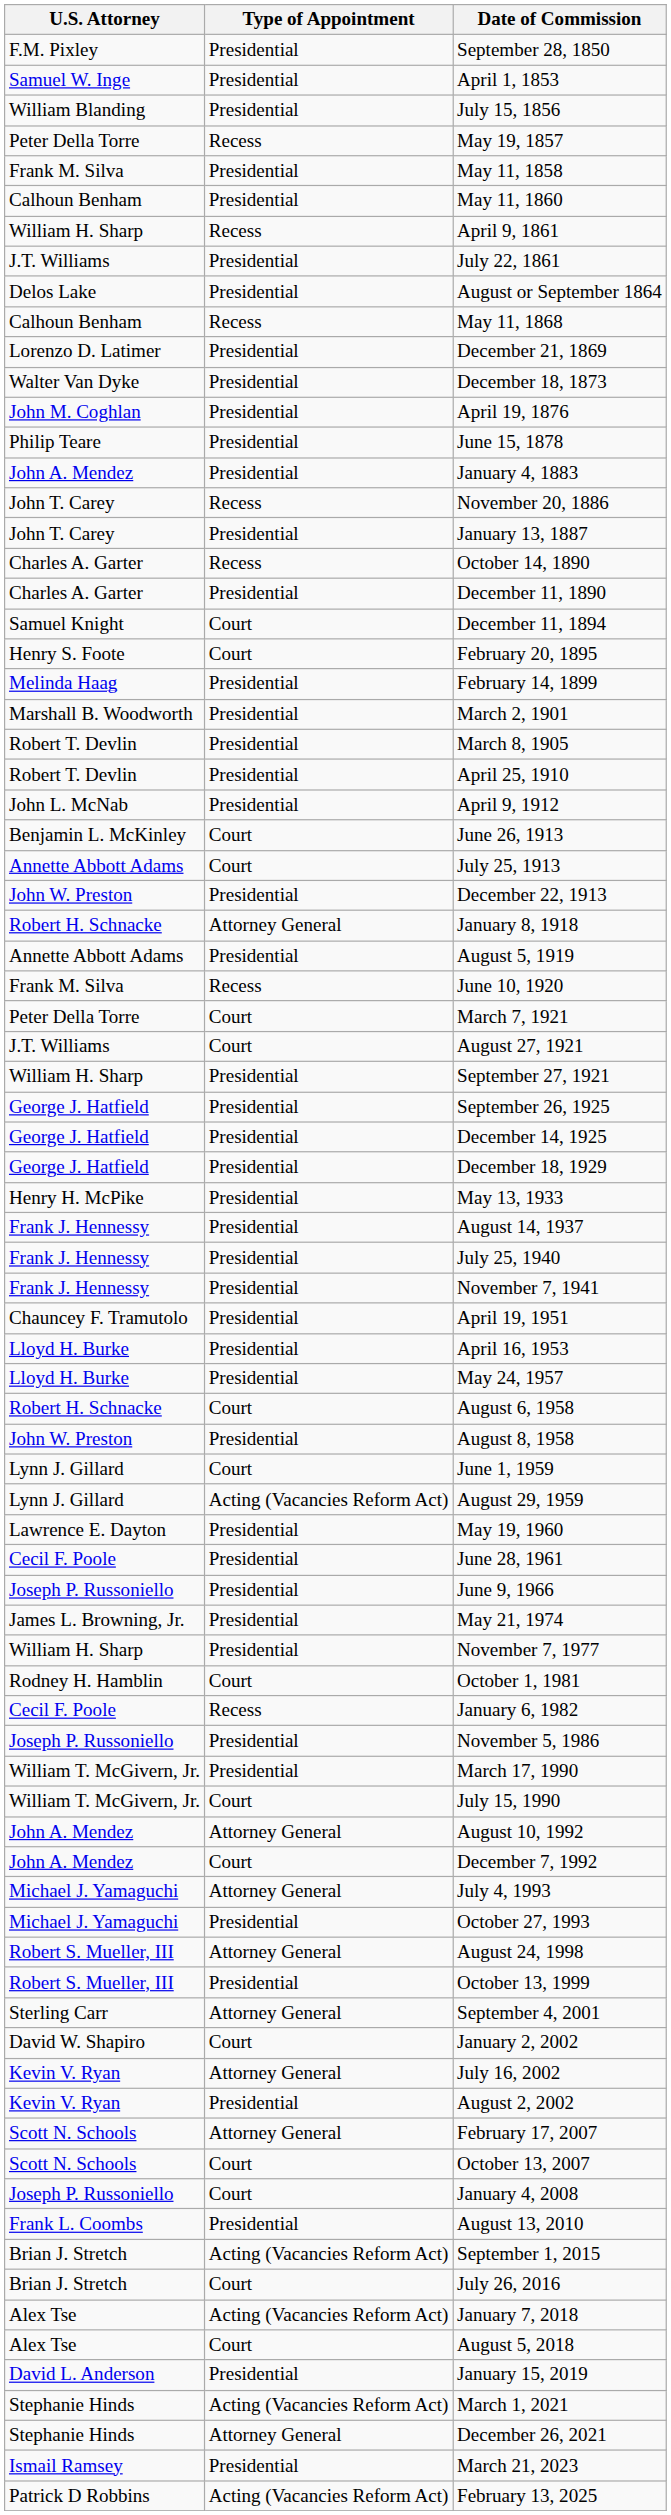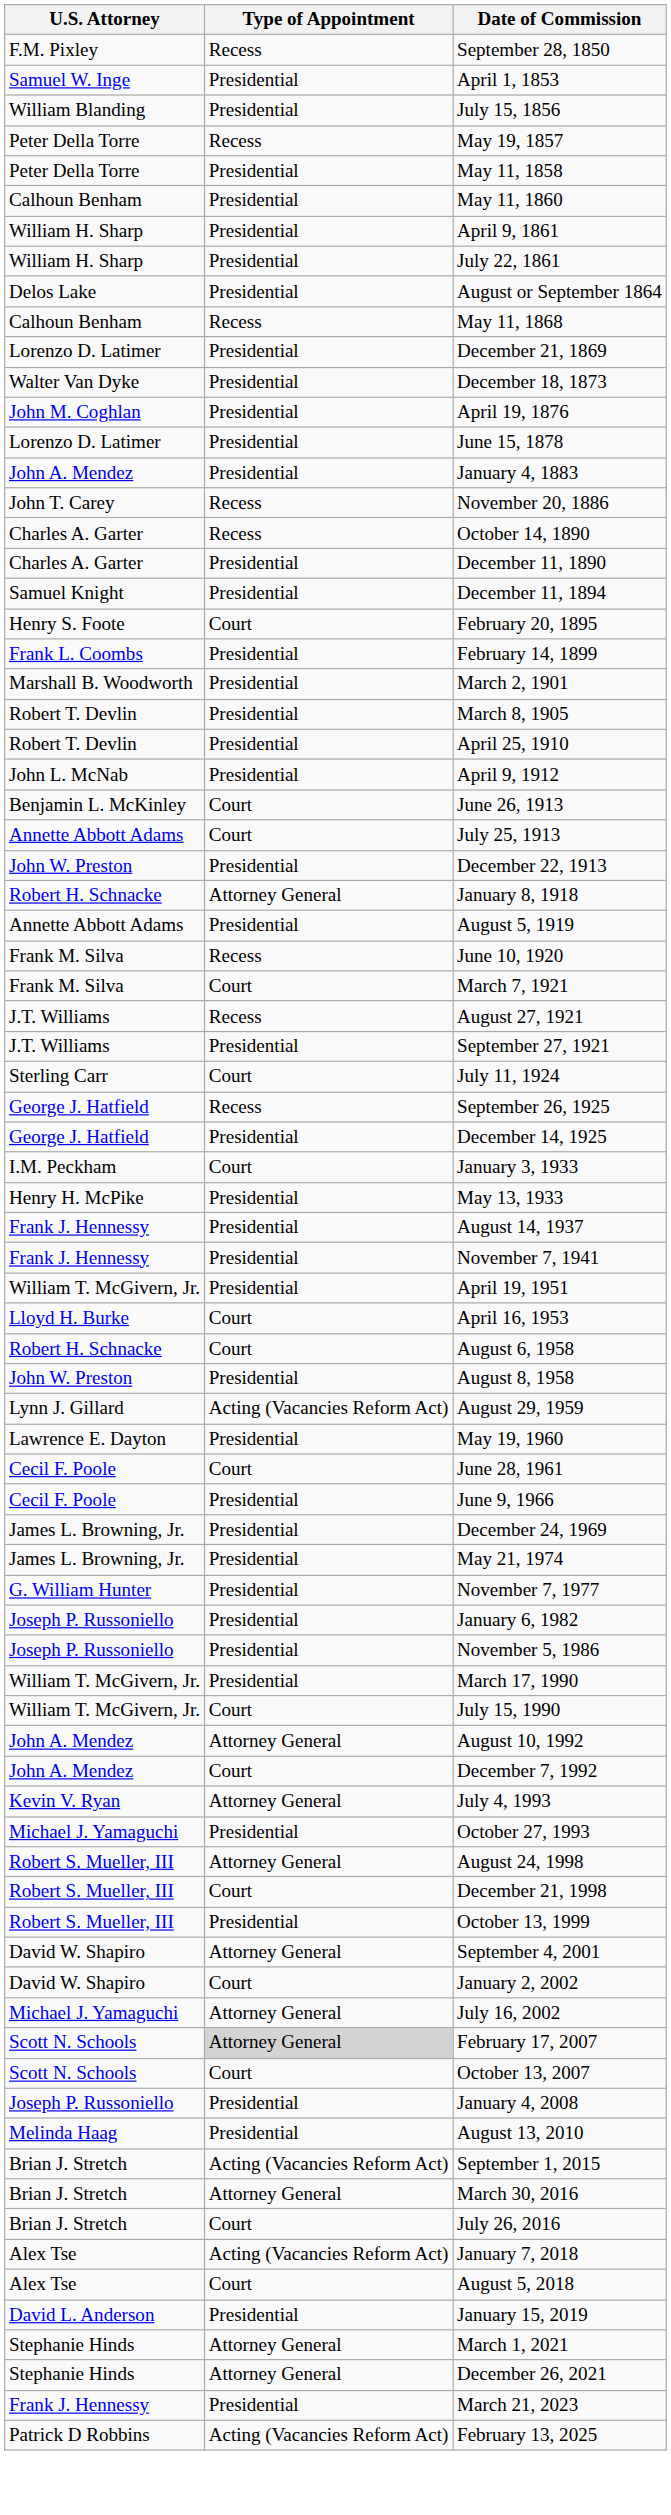(254, 49) Presidential -> (235, 49) Recess
(66, 170) Frank M. Silva -> (74, 170) Peter Della Torre
(235, 230) Recess -> (254, 230) Presidential
(59, 261) J.T. Williams -> (76, 261) William H. Sharp
(55, 442) Philip Teare -> (85, 442) Lorenzo D. Latimer
- row: (522, 532)
(230, 623) Court -> (254, 593) Presidential
(63, 683) Melinda Haag -> (76, 653) Frank L. Coombs
(74, 1016) Peter Della Torre -> (66, 985) Frank M. Silva
(230, 1046) Court -> (235, 1016) Recess
(76, 1076) William H. Sharp -> (59, 1046) J.T. Williams
+ row: (508, 1076)
(254, 1106) Presidential -> (235, 1106) Recess
- row: (532, 1167)
+ row: (518, 1167)
- row: (509, 1257)
(98, 1318) Chauncey F. Tramutolo -> (104, 1287) William T. McGivern, Jr.
(254, 1348) Presidential -> (230, 1318) Court
- row: (510, 1378)
- row: (505, 1469)
(254, 1559) Presidential -> (230, 1469) Court
(91, 1589) Joseph P. Russoniello -> (62, 1499) Cecil F. Poole
+ row: (532, 1529)
(76, 1650) William H. Sharp -> (80, 1589) G. William Hunter
- row: (519, 1680)
(62, 1710) Cecil F. Poole -> (91, 1619) Joseph P. Russoniello
(235, 1710) Recess -> (254, 1619) Presidential
(94, 1891) Michael J. Yamaguchi -> (65, 1801) Kevin V. Ryan
+ row: (532, 1891)
(58, 2012) Sterling Carr -> (77, 1952) David W. Shapiro
(65, 2072) Kevin V. Ryan -> (94, 2012) Michael J. Yamaguchi
- row: (516, 2103)
(275, 2133) no background -> (275, 2042) lightgrey background
(230, 2193) Court -> (254, 2103) Presidential
(76, 2223) Frank L. Coombs -> (63, 2133) Melinda Haag
+ row: (518, 2193)
(329, 2405) Acting (Vacancies Reform Act) -> (275, 2344) Attorney General
(66, 2465) Ismail Ramsey -> (79, 2405) Frank J. Hennessy
